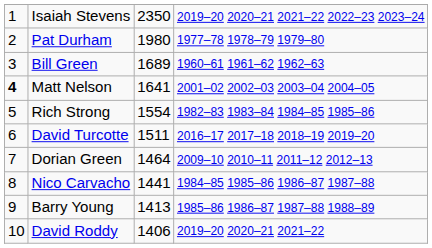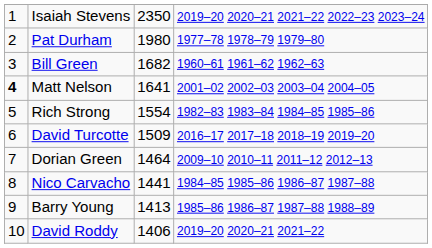(154, 64) 1689 -> (154, 64) 1682
(153, 135) 1511 -> (154, 135) 1509
